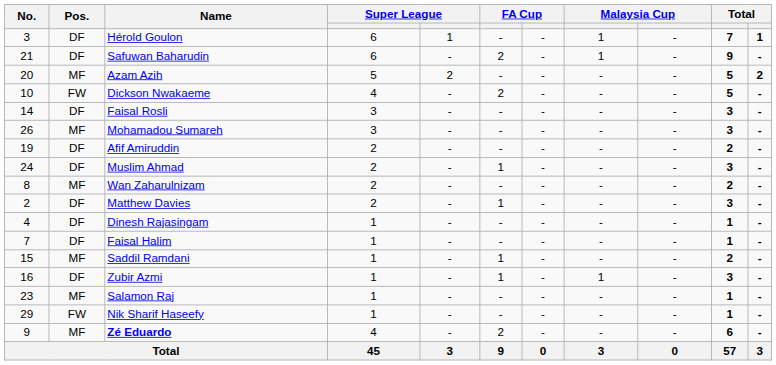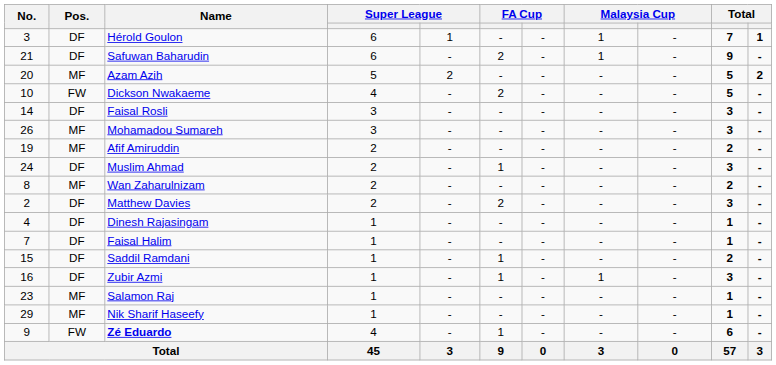(77, 148) DF -> (77, 148) MF
(501, 204) 1 -> (501, 204) 2
(77, 259) MF -> (77, 259) DF
(77, 314) FW -> (77, 314) MF
(77, 333) MF -> (77, 333) FW
(501, 333) 2 -> (501, 333) 1
